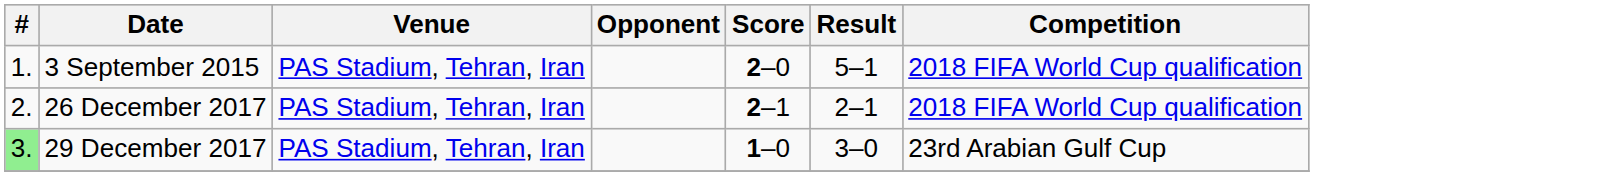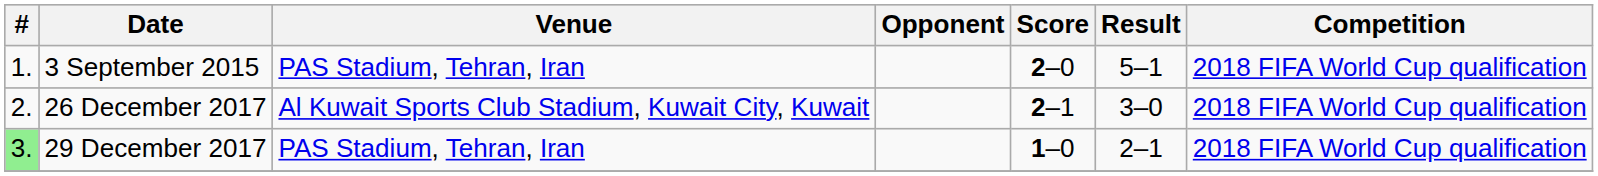(432, 107) PAS Stadium, Tehran, Iran -> (574, 107) Al Kuwait Sports Club Stadium, Kuwait City, Kuwait
(856, 107) 2–1 -> (1141, 107) 3–0
(856, 149) 3–0 -> (1141, 149) 2–1
(1037, 149) 23rd Arabian Gulf Cup -> (1390, 149) 2018 FIFA World Cup qualification
